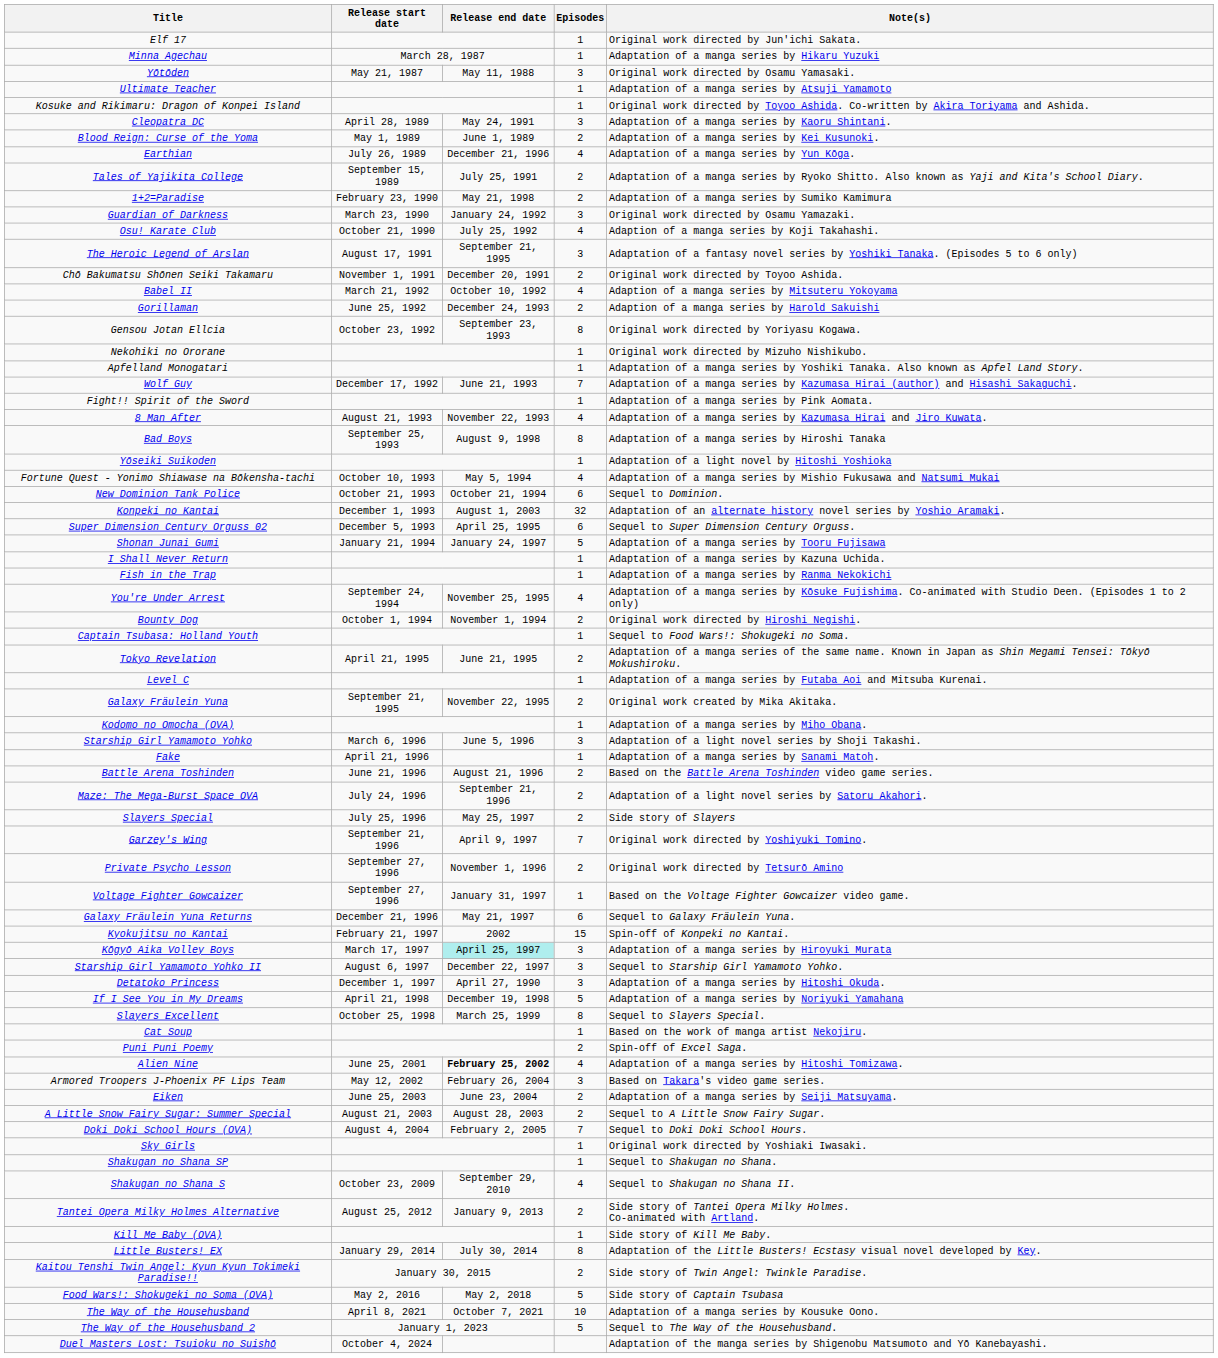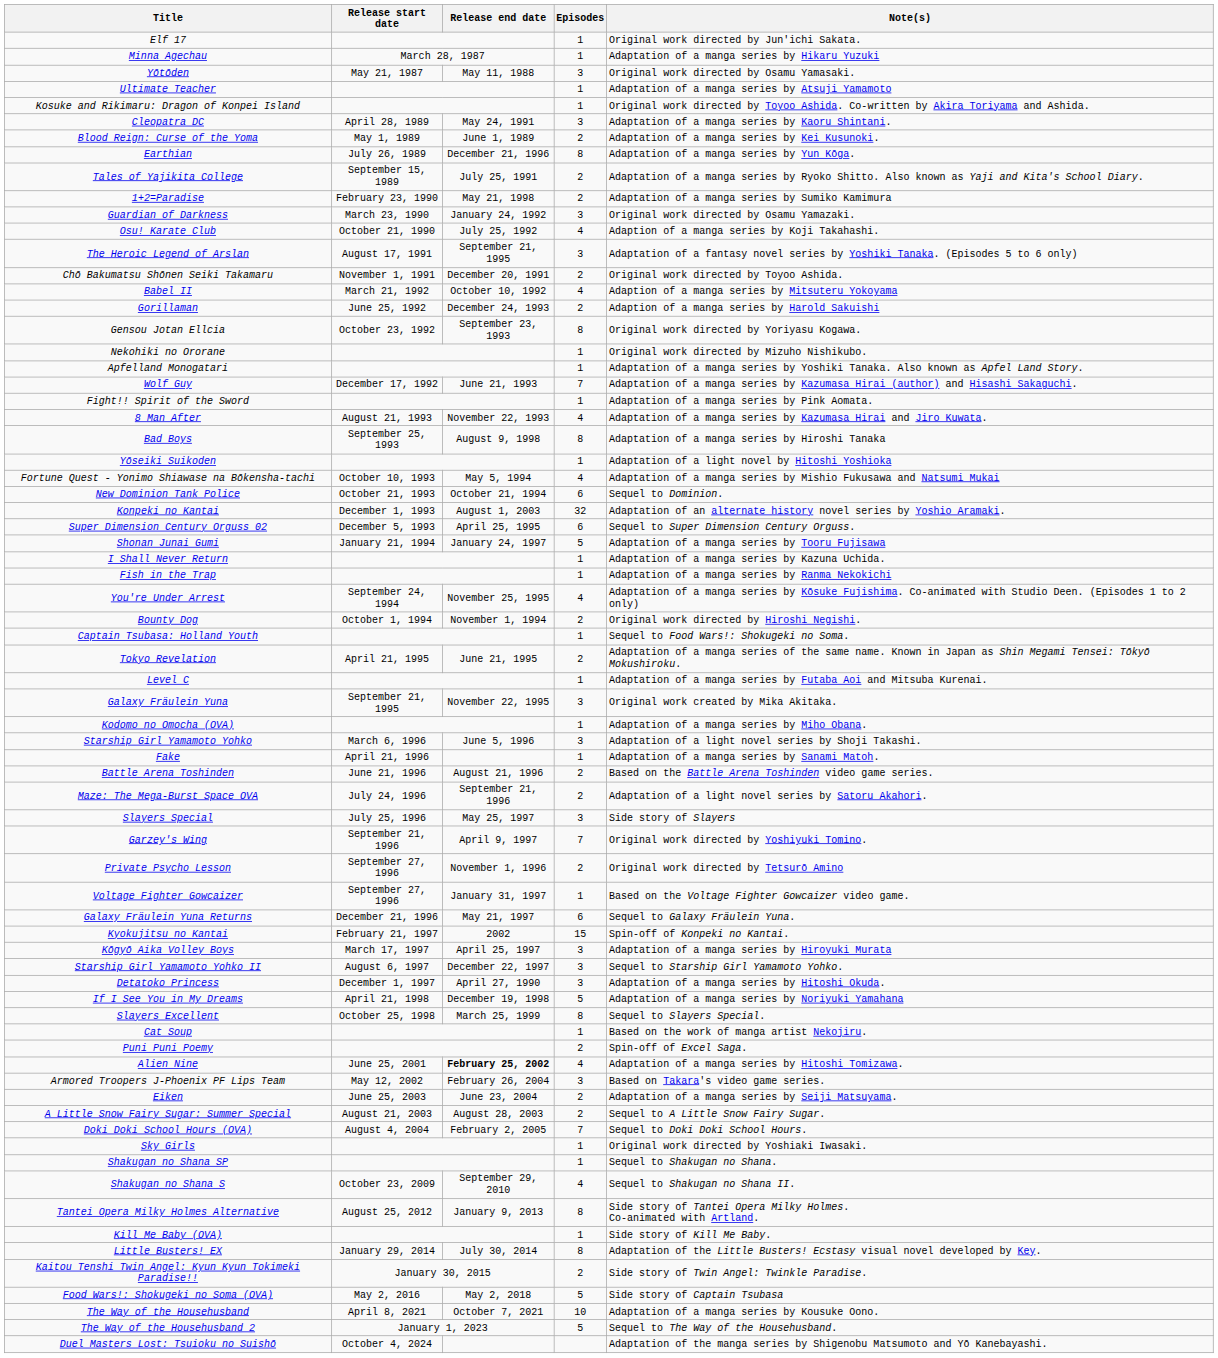(580, 155) 4 -> (580, 155) 8
(580, 703) 2 -> (580, 703) 3
(580, 818) 2 -> (580, 818) 3
(498, 951) paleturquoise background -> (498, 951) no background
(580, 1213) 2 -> (580, 1213) 8
